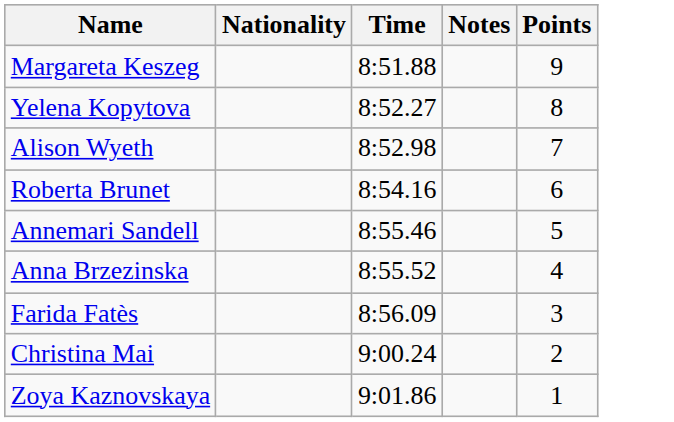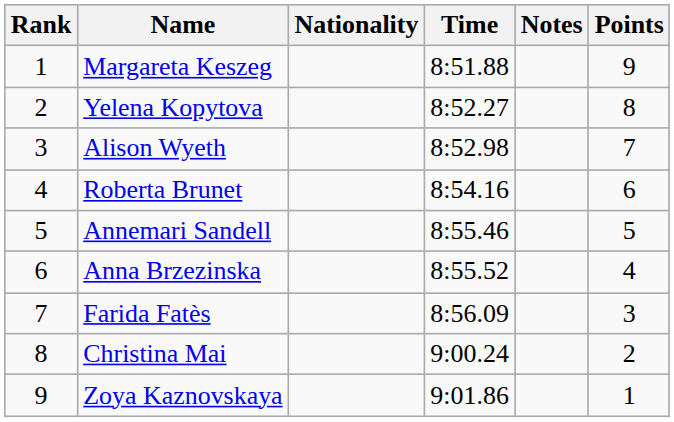+ column: (41, 25)
